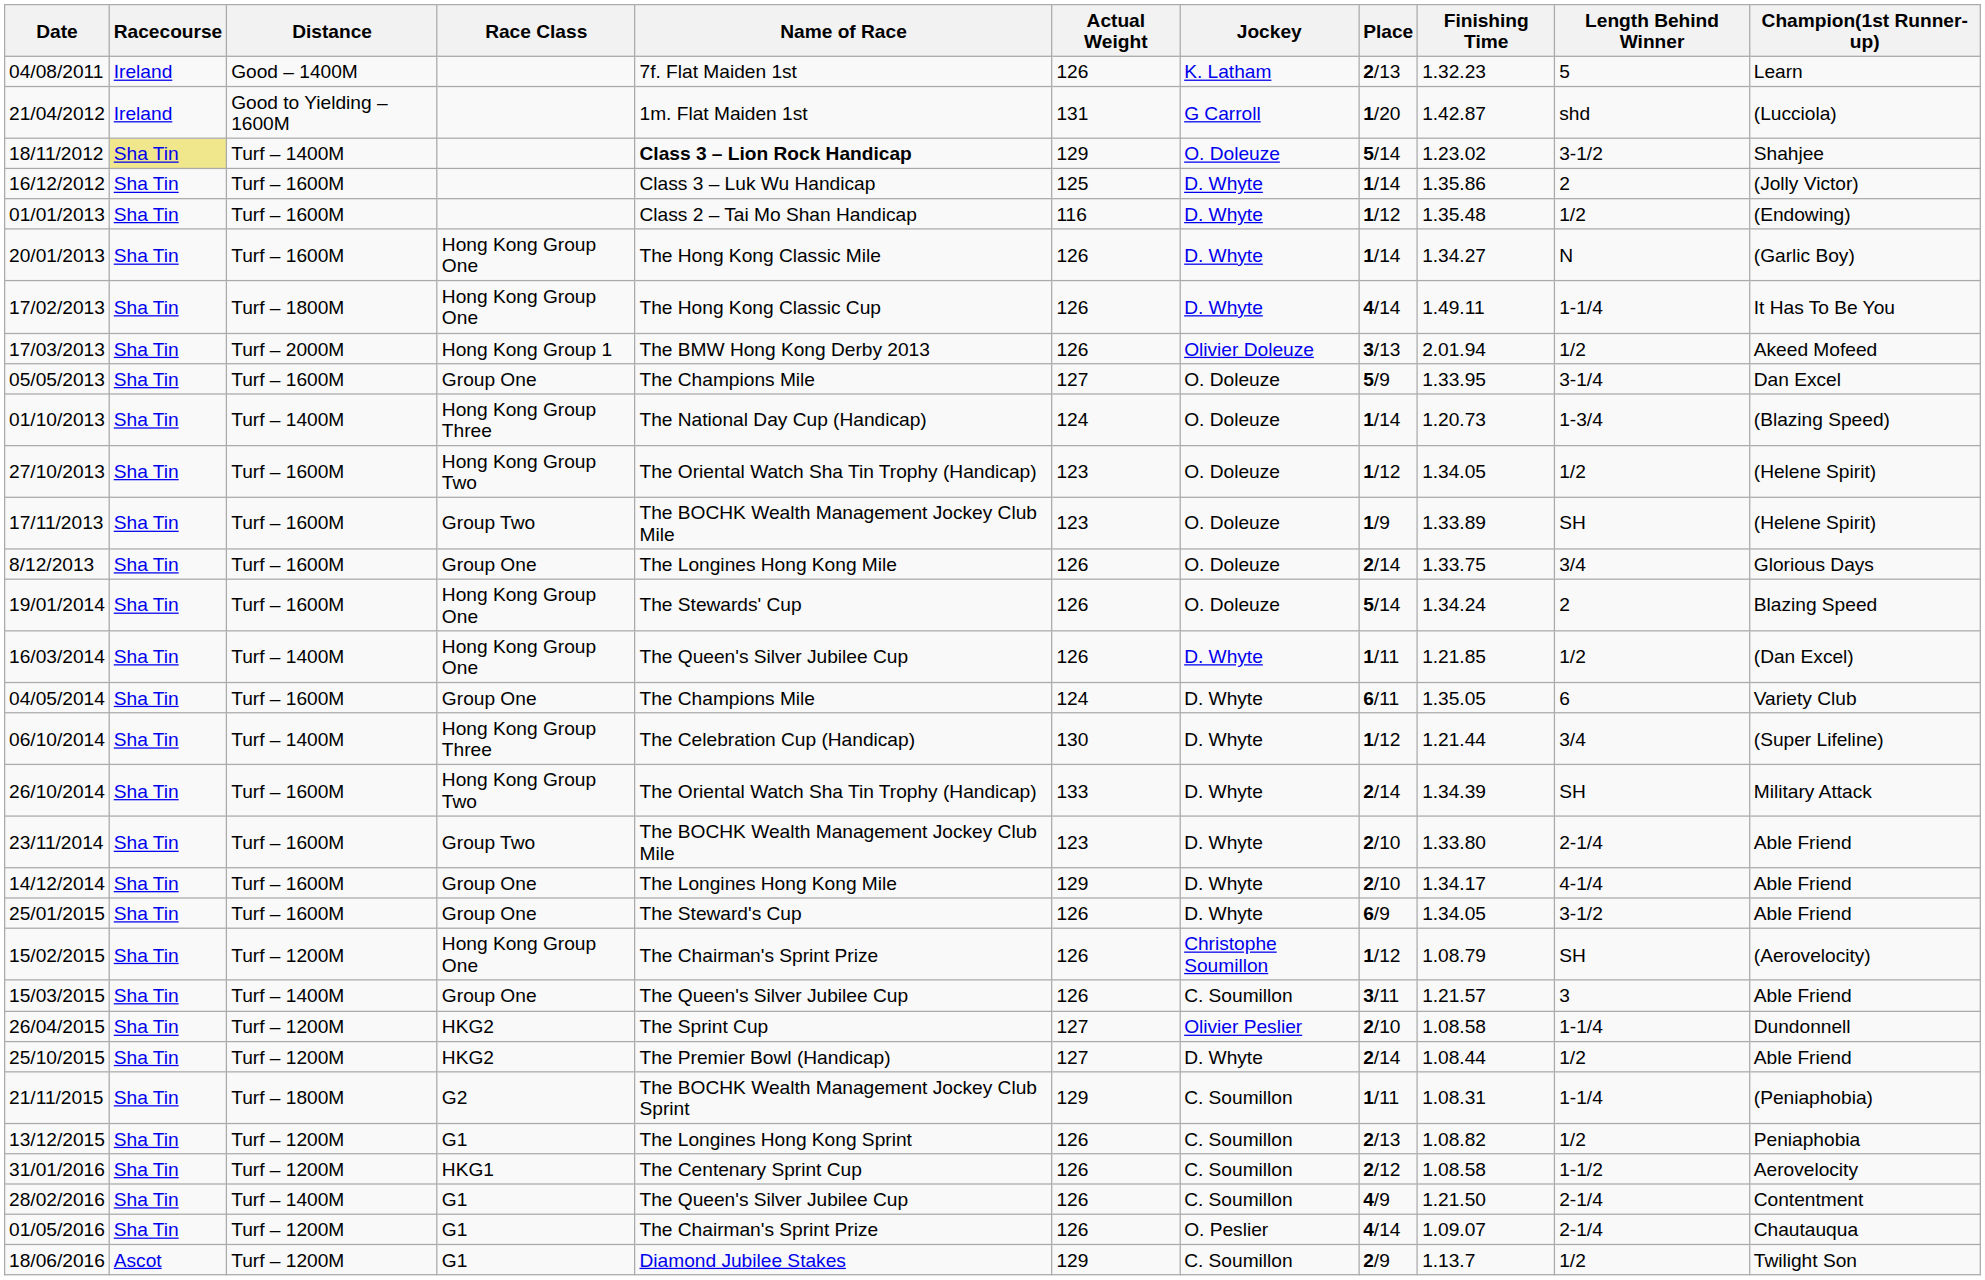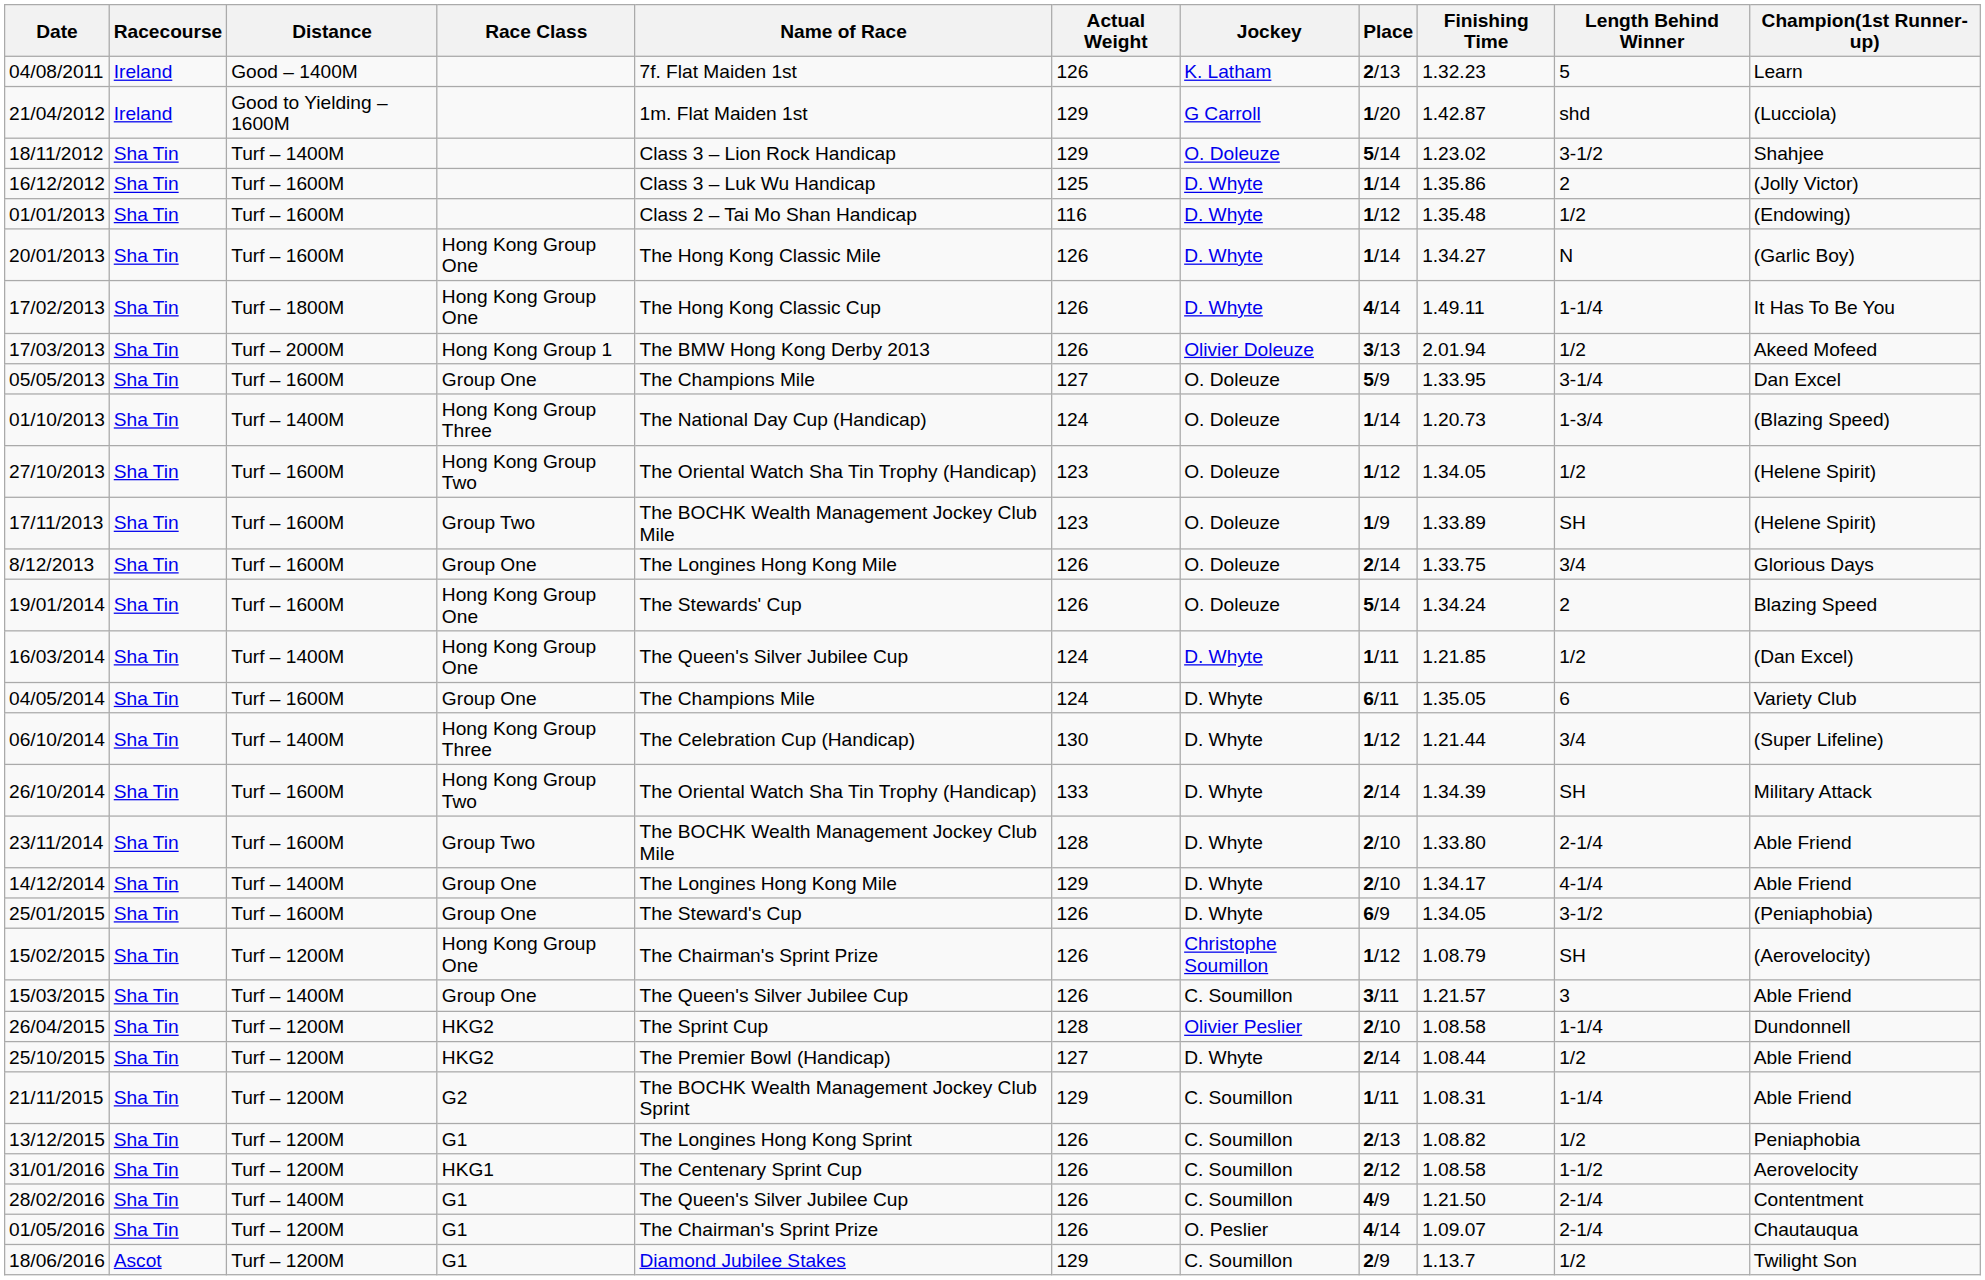(1072, 113) 131 -> (1072, 113) 129
(146, 154) khaki background -> (146, 154) no background
(776, 154) bold -> (768, 154) normal
(1072, 657) 126 -> (1072, 657) 124
(1072, 842) 123 -> (1072, 842) 128
(288, 883) Turf – 1600M -> (288, 883) Turf – 1400M
(1803, 914) Able Friend -> (1813, 914) (Peniaphobia)
(1072, 1026) 127 -> (1072, 1026) 128
(288, 1097) Turf – 1800M -> (288, 1097) Turf – 1200M
(1813, 1097) (Peniaphobia) -> (1803, 1097) Able Friend
